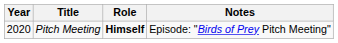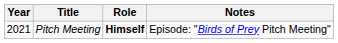(19, 30) 2020 -> (19, 30) 2021
